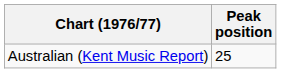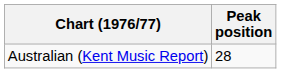(223, 56) 25 -> (223, 56) 28
